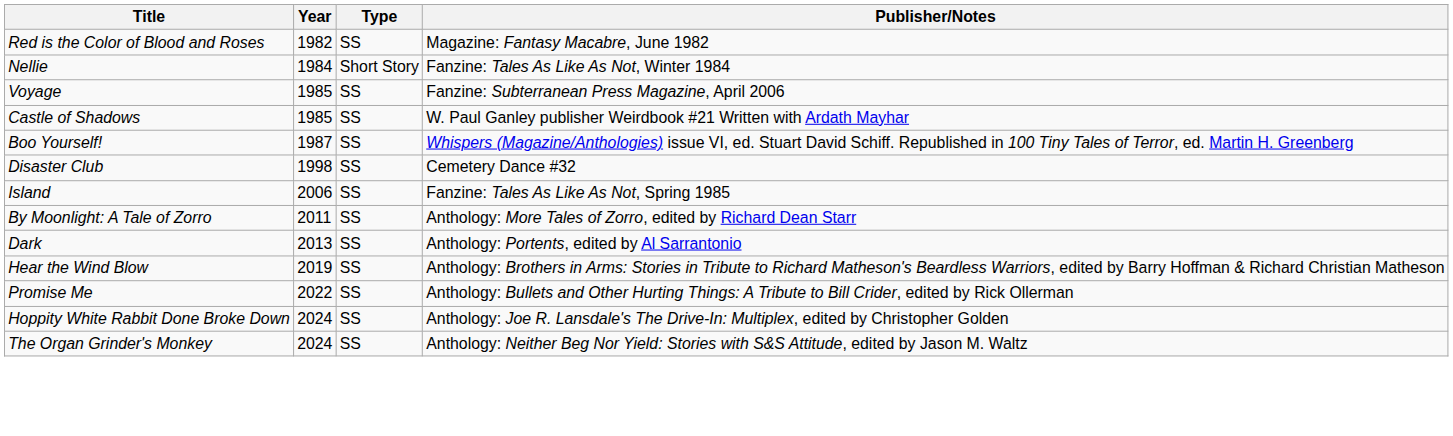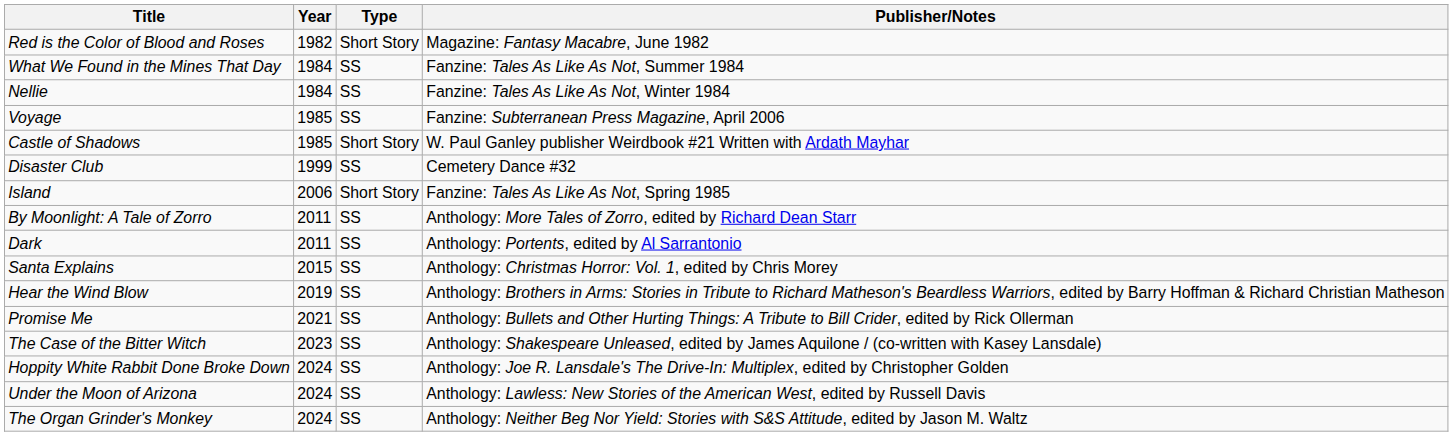(350, 42) SS -> (379, 42) Short Story
+ row: (144, 67)
(379, 67) Short Story -> (350, 92) SS
(350, 117) SS -> (379, 142) Short Story
- row: (55, 142)
(315, 167) 1998 -> (315, 167) 1999
(350, 192) SS -> (379, 192) Short Story
(315, 243) 2013 -> (314, 243) 2011
+ row: (61, 268)
(315, 293) 2022 -> (315, 318) 2021
+ row: (107, 343)
+ row: (103, 393)
